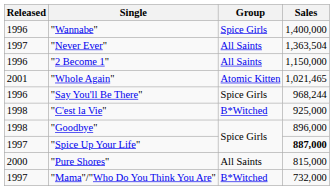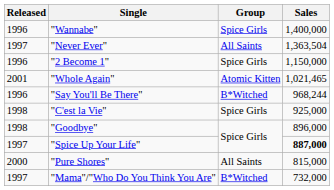(241, 62) All Saints -> (244, 62) Spice Girls
(244, 95) Spice Girls -> (244, 95) B*Witched
(244, 111) B*Witched -> (244, 111) Spice Girls
